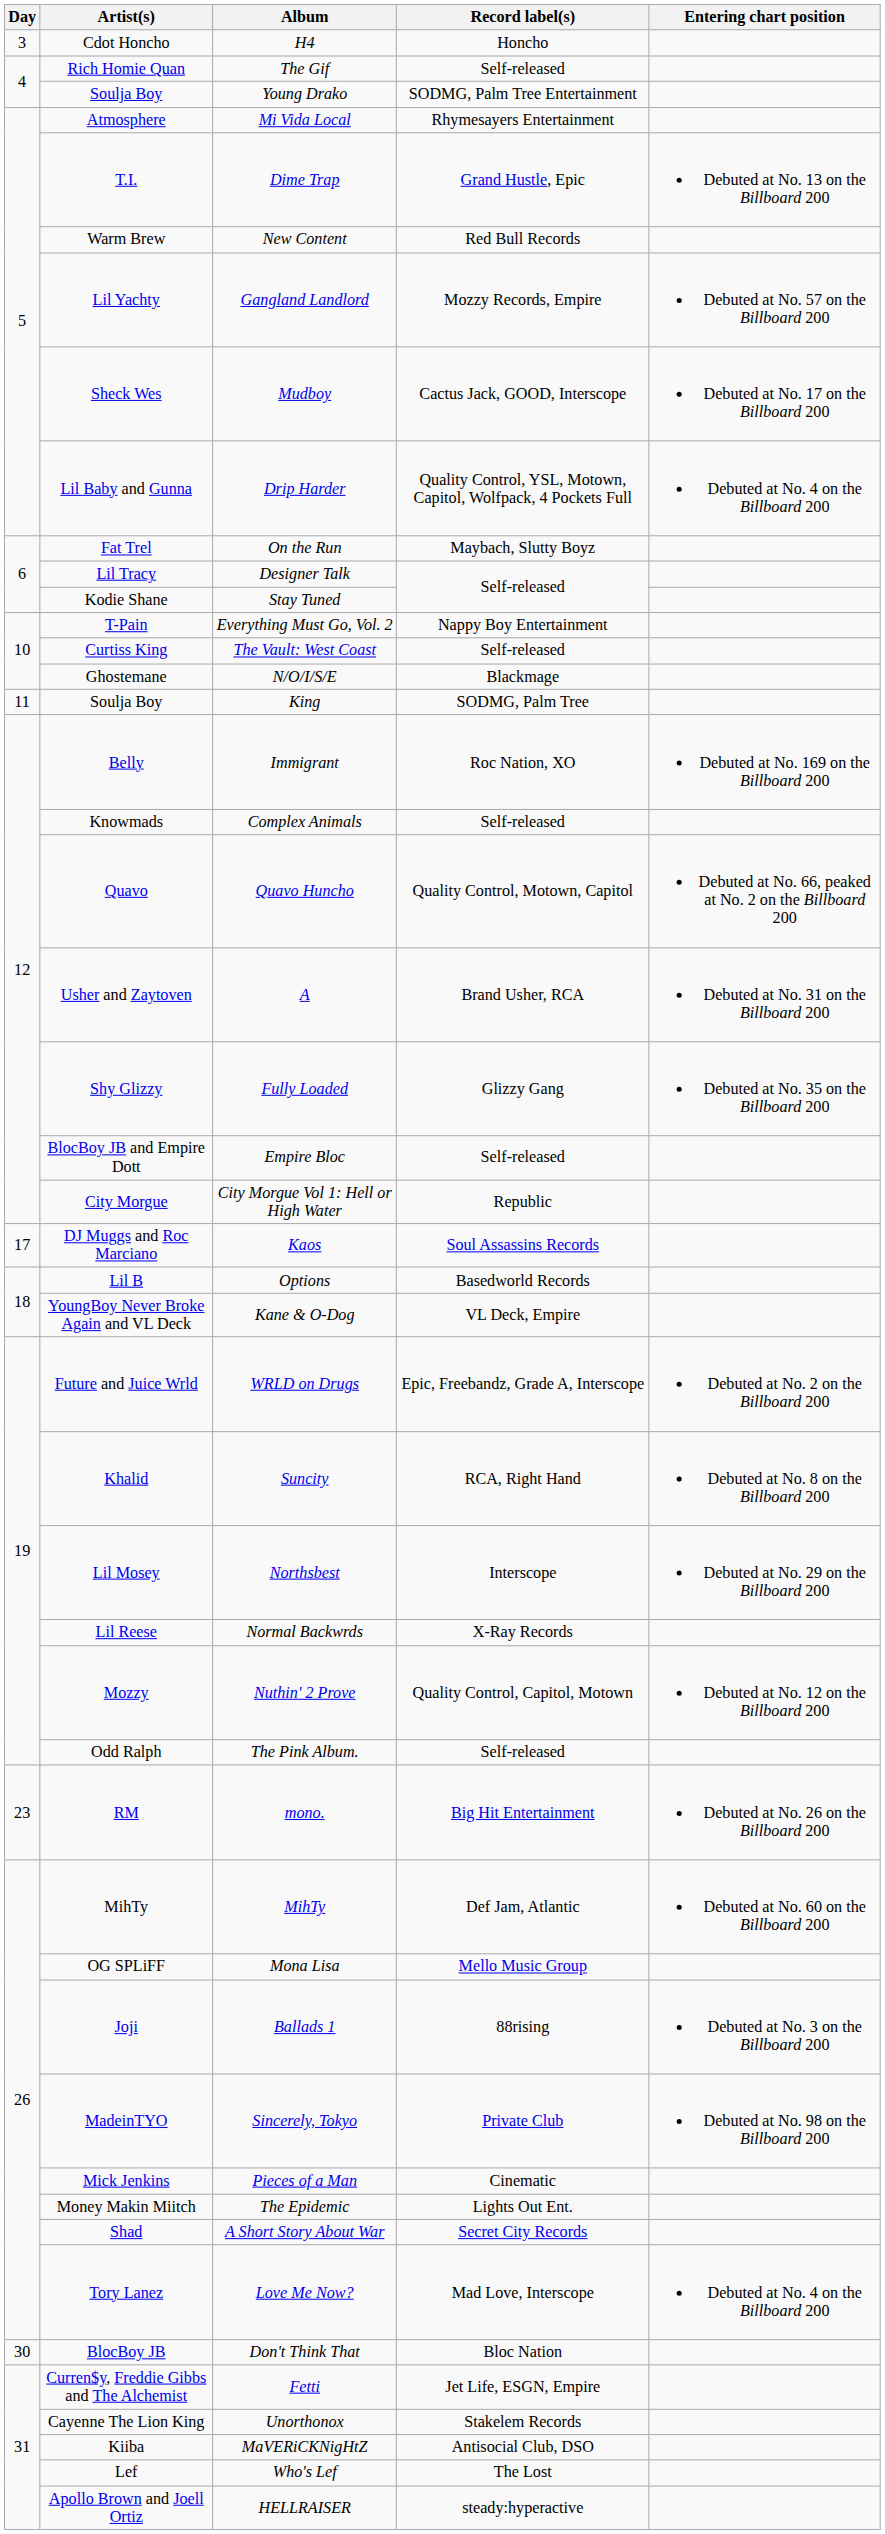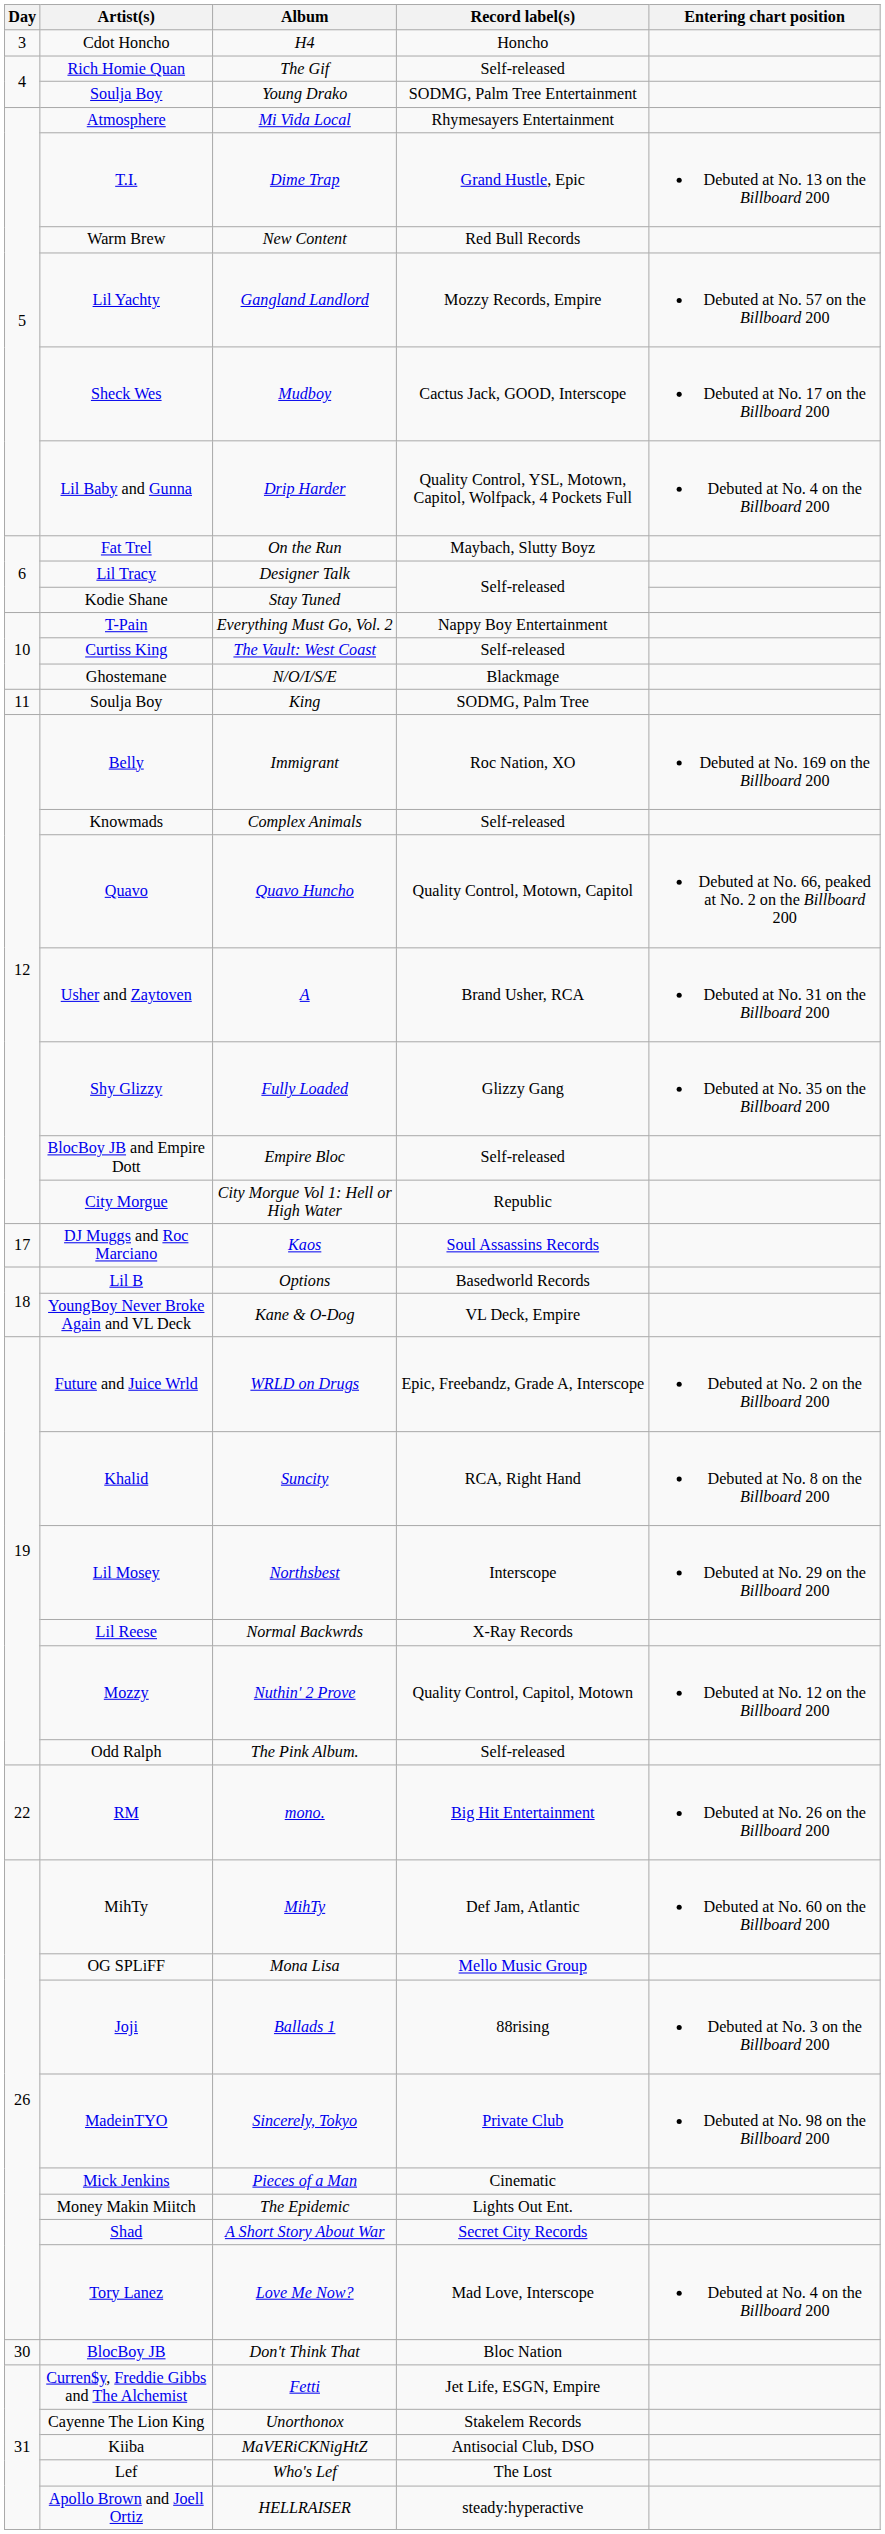(22, 1812) 23 -> (22, 1812) 22
